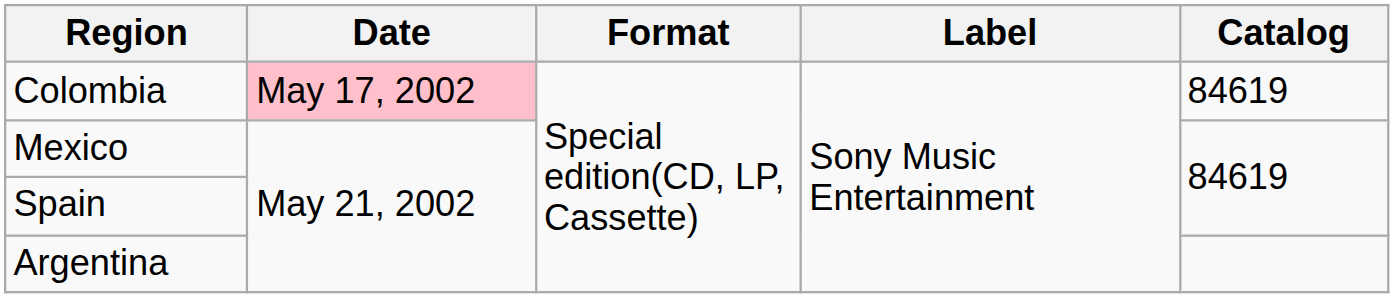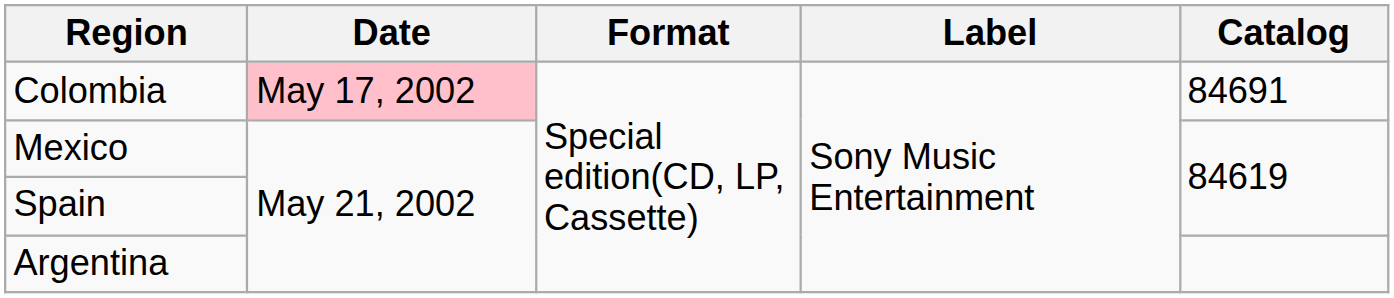(1238, 90) 84619 -> (1238, 90) 84691
